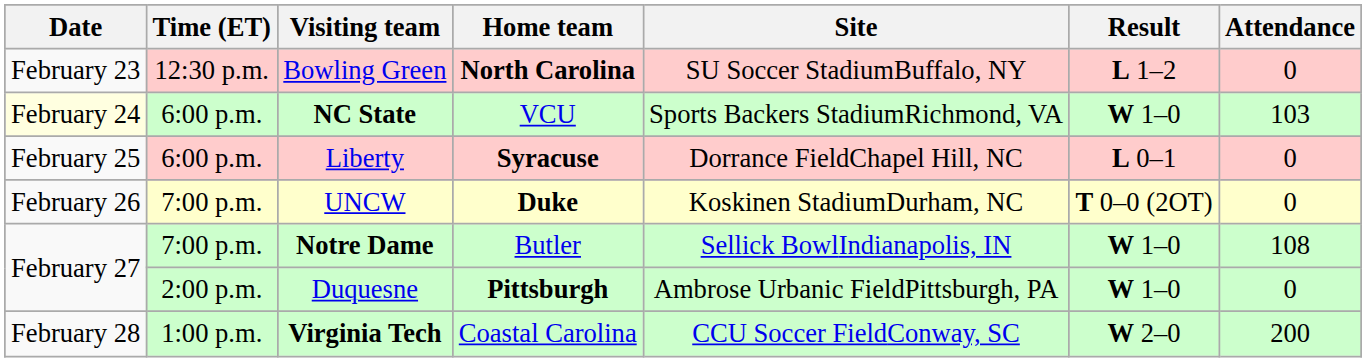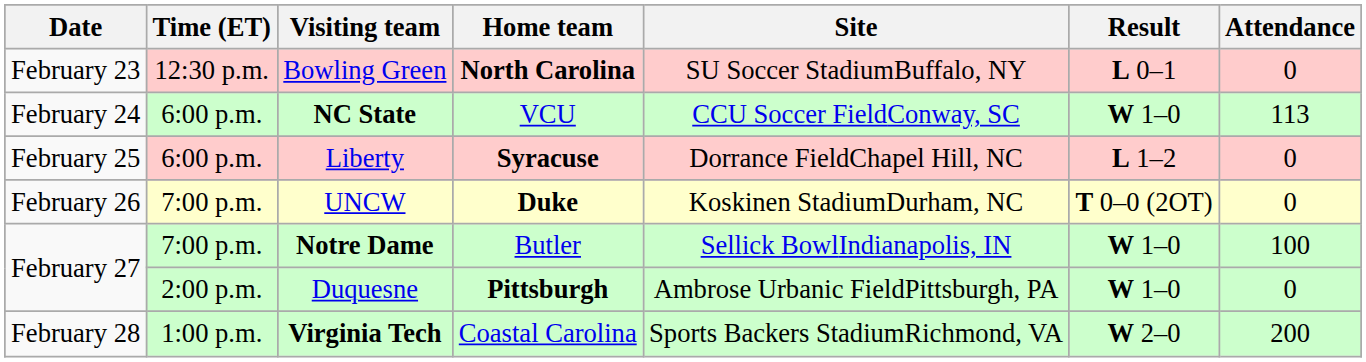(1144, 70) L 1–2 -> (1144, 70) L 0–1
(76, 114) lightyellow background -> (76, 114) no background
(856, 114) Sports Backers StadiumRichmond, VA -> (856, 114) CCU Soccer FieldConway, SC
(1290, 114) 103 -> (1290, 114) 113
(1144, 158) L 0–1 -> (1144, 158) L 1–2
(1290, 245) 108 -> (1290, 245) 100
(856, 333) CCU Soccer FieldConway, SC -> (856, 333) Sports Backers StadiumRichmond, VA
